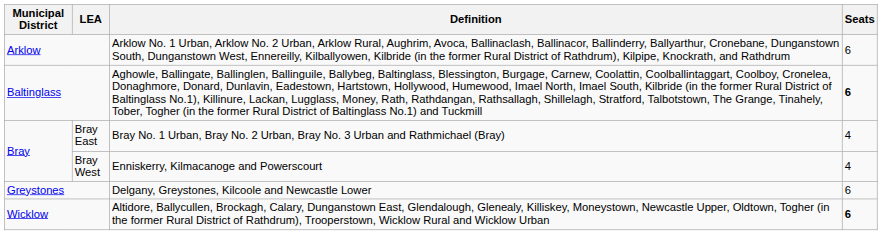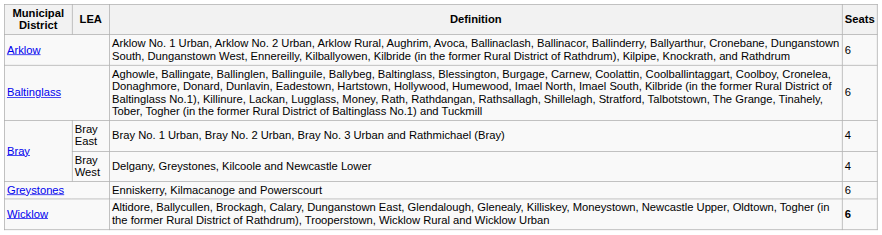(848, 93) bold -> (848, 93) normal
(217, 166) Enniskerry, Kilmacanoge and Powerscourt -> (242, 166) Delgany, Greystones, Kilcoole and Newcastle Lower
(242, 190) Delgany, Greystones, Kilcoole and Newcastle Lower -> (217, 190) Enniskerry, Kilmacanoge and Powerscourt
